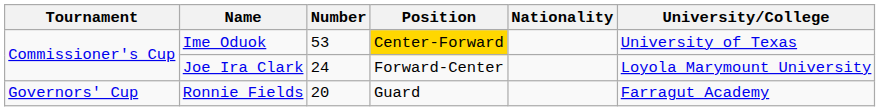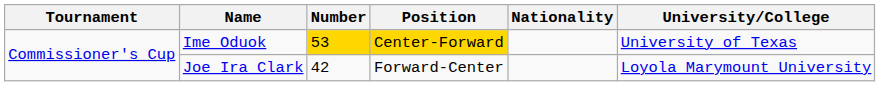(320, 42) no background -> (320, 42) gold background
(320, 68) 24 -> (320, 68) 42
- row: (243, 93)
